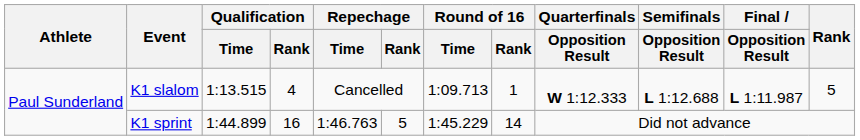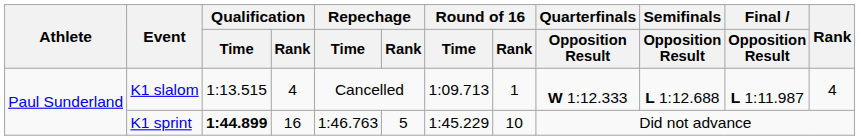(831, 90) 5 -> (832, 90) 4
(236, 123) normal -> (237, 123) bold
(513, 123) 14 -> (514, 123) 10
